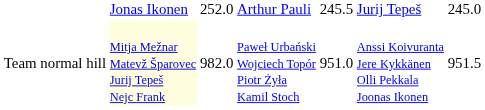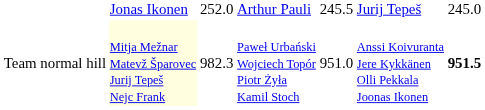(217, 63) 982.0 -> (217, 63) 982.3
(464, 63) normal -> (464, 63) bold
